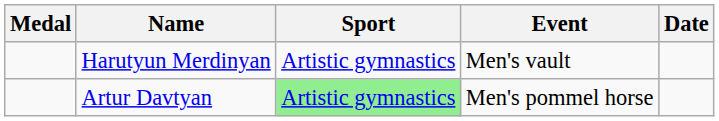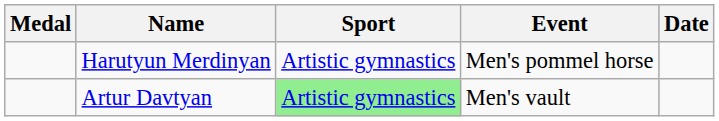(518, 60) Men's vault -> (560, 60) Men's pommel horse
(560, 97) Men's pommel horse -> (518, 97) Men's vault
